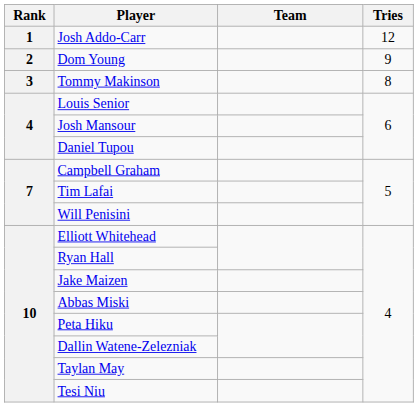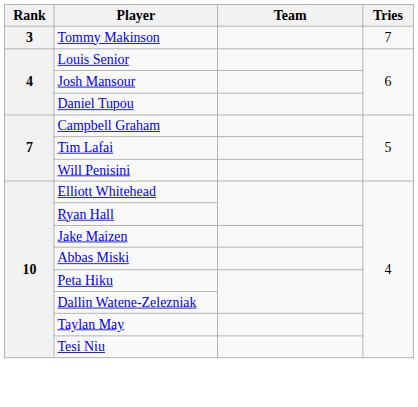- row: (101, 37)
- row: (91, 59)
(388, 81) 8 -> (388, 37) 7
